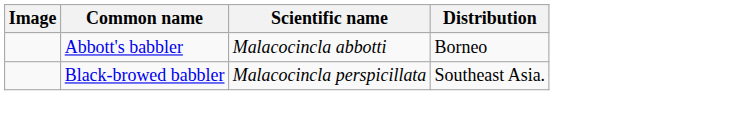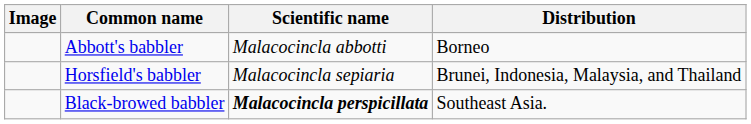+ row: (133, 75)
(330, 75) normal -> (331, 103) bold
